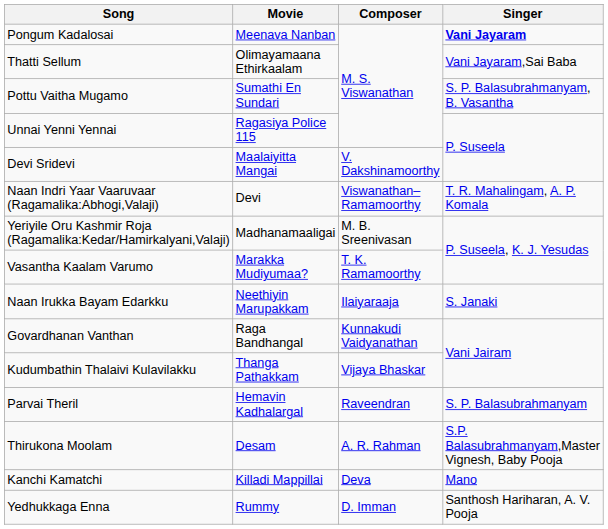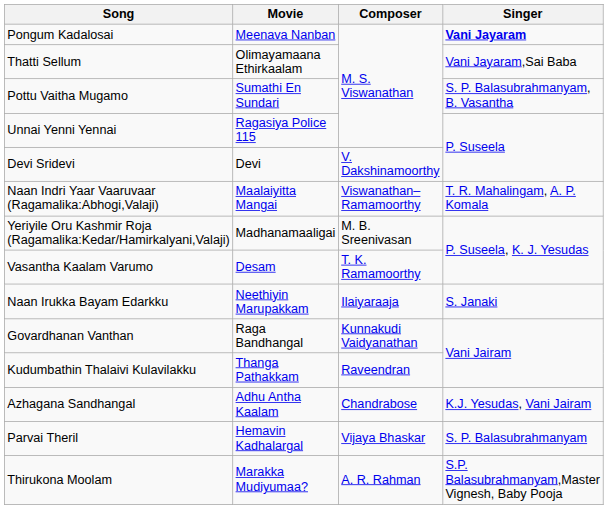(266, 164) Maalaiyitta Mangai -> (248, 164) Devi
(248, 198) Devi -> (266, 198) Maalaiyitta Mangai
(272, 267) Marakka Mudiyumaa? -> (256, 267) Desam
(383, 370) Vijaya Bhaskar -> (376, 370) Raveendran
+ row: (71, 404)
(376, 404) Raveendran -> (383, 438) Vijaya Bhaskar
(256, 445) Desam -> (272, 480) Marakka Mudiyumaa?
- row: (55, 480)
- row: (58, 507)
